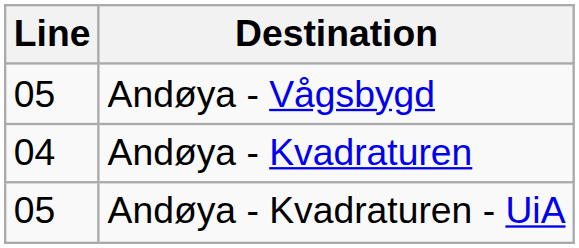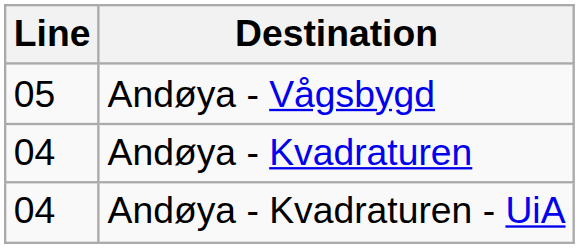(34, 211) 05 -> (34, 211) 04
